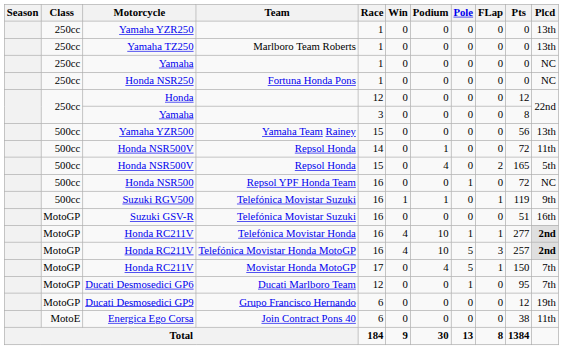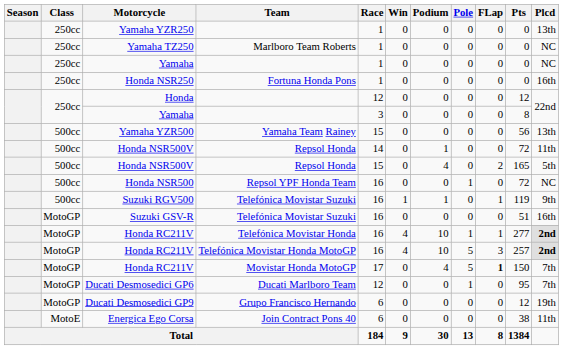(546, 47) 13th -> (548, 47) NC
(548, 81) NC -> (546, 81) 16th
(500, 268) normal -> (500, 268) bold
